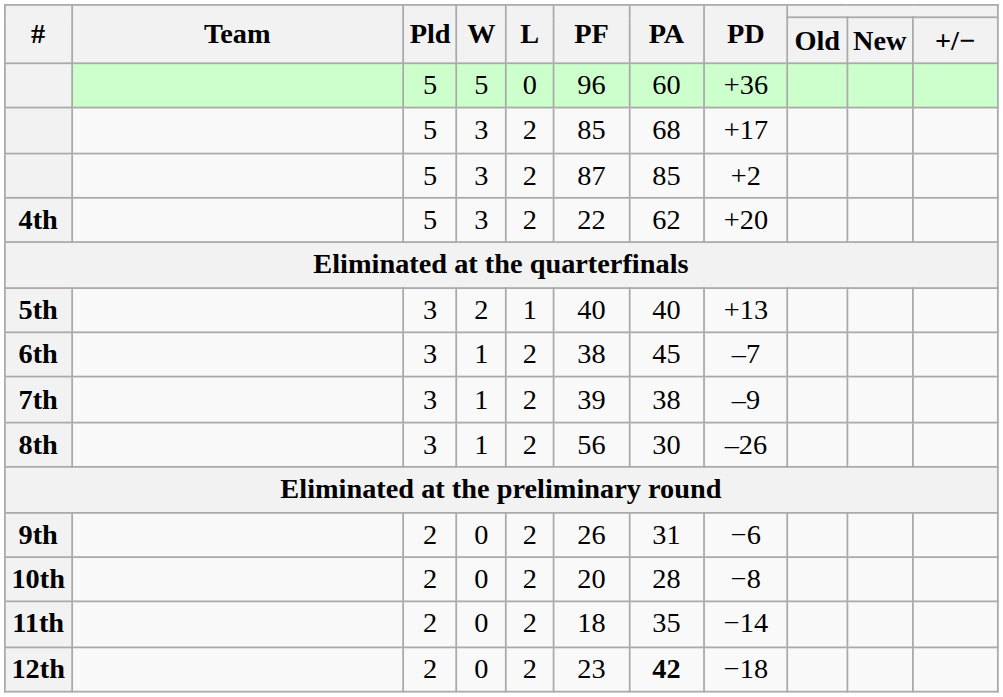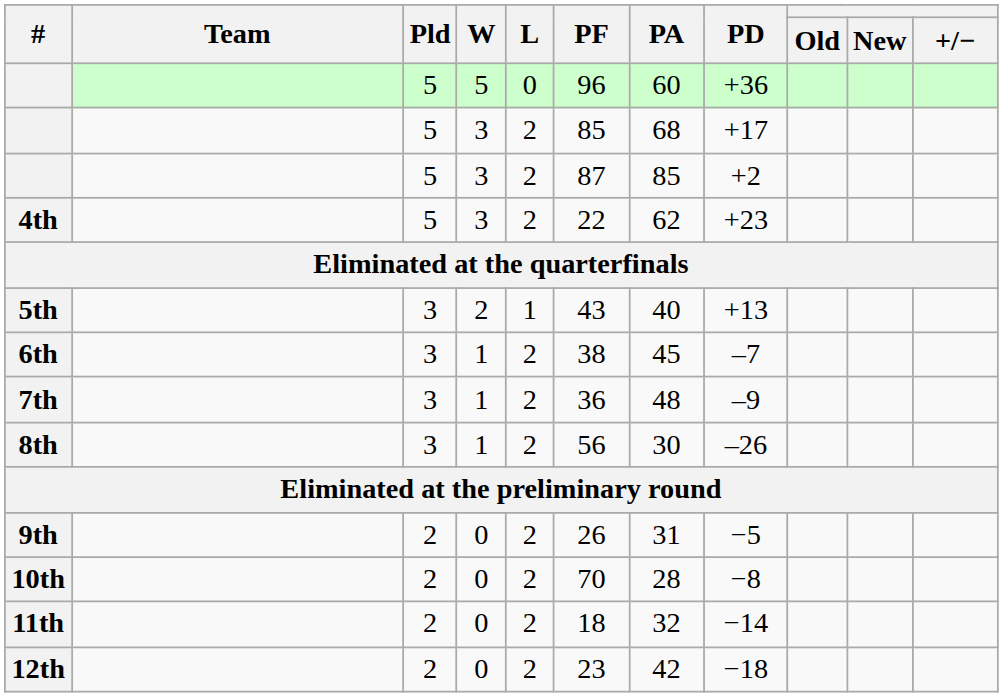(746, 219) +20 -> (746, 219) +23
(592, 309) 40 -> (592, 309) 43
(592, 399) 39 -> (592, 399) 36
(667, 399) 38 -> (667, 399) 48
(746, 534) −6 -> (746, 534) −5
(592, 578) 20 -> (592, 578) 70
(667, 623) 35 -> (667, 623) 32
(667, 668) bold -> (667, 668) normal
